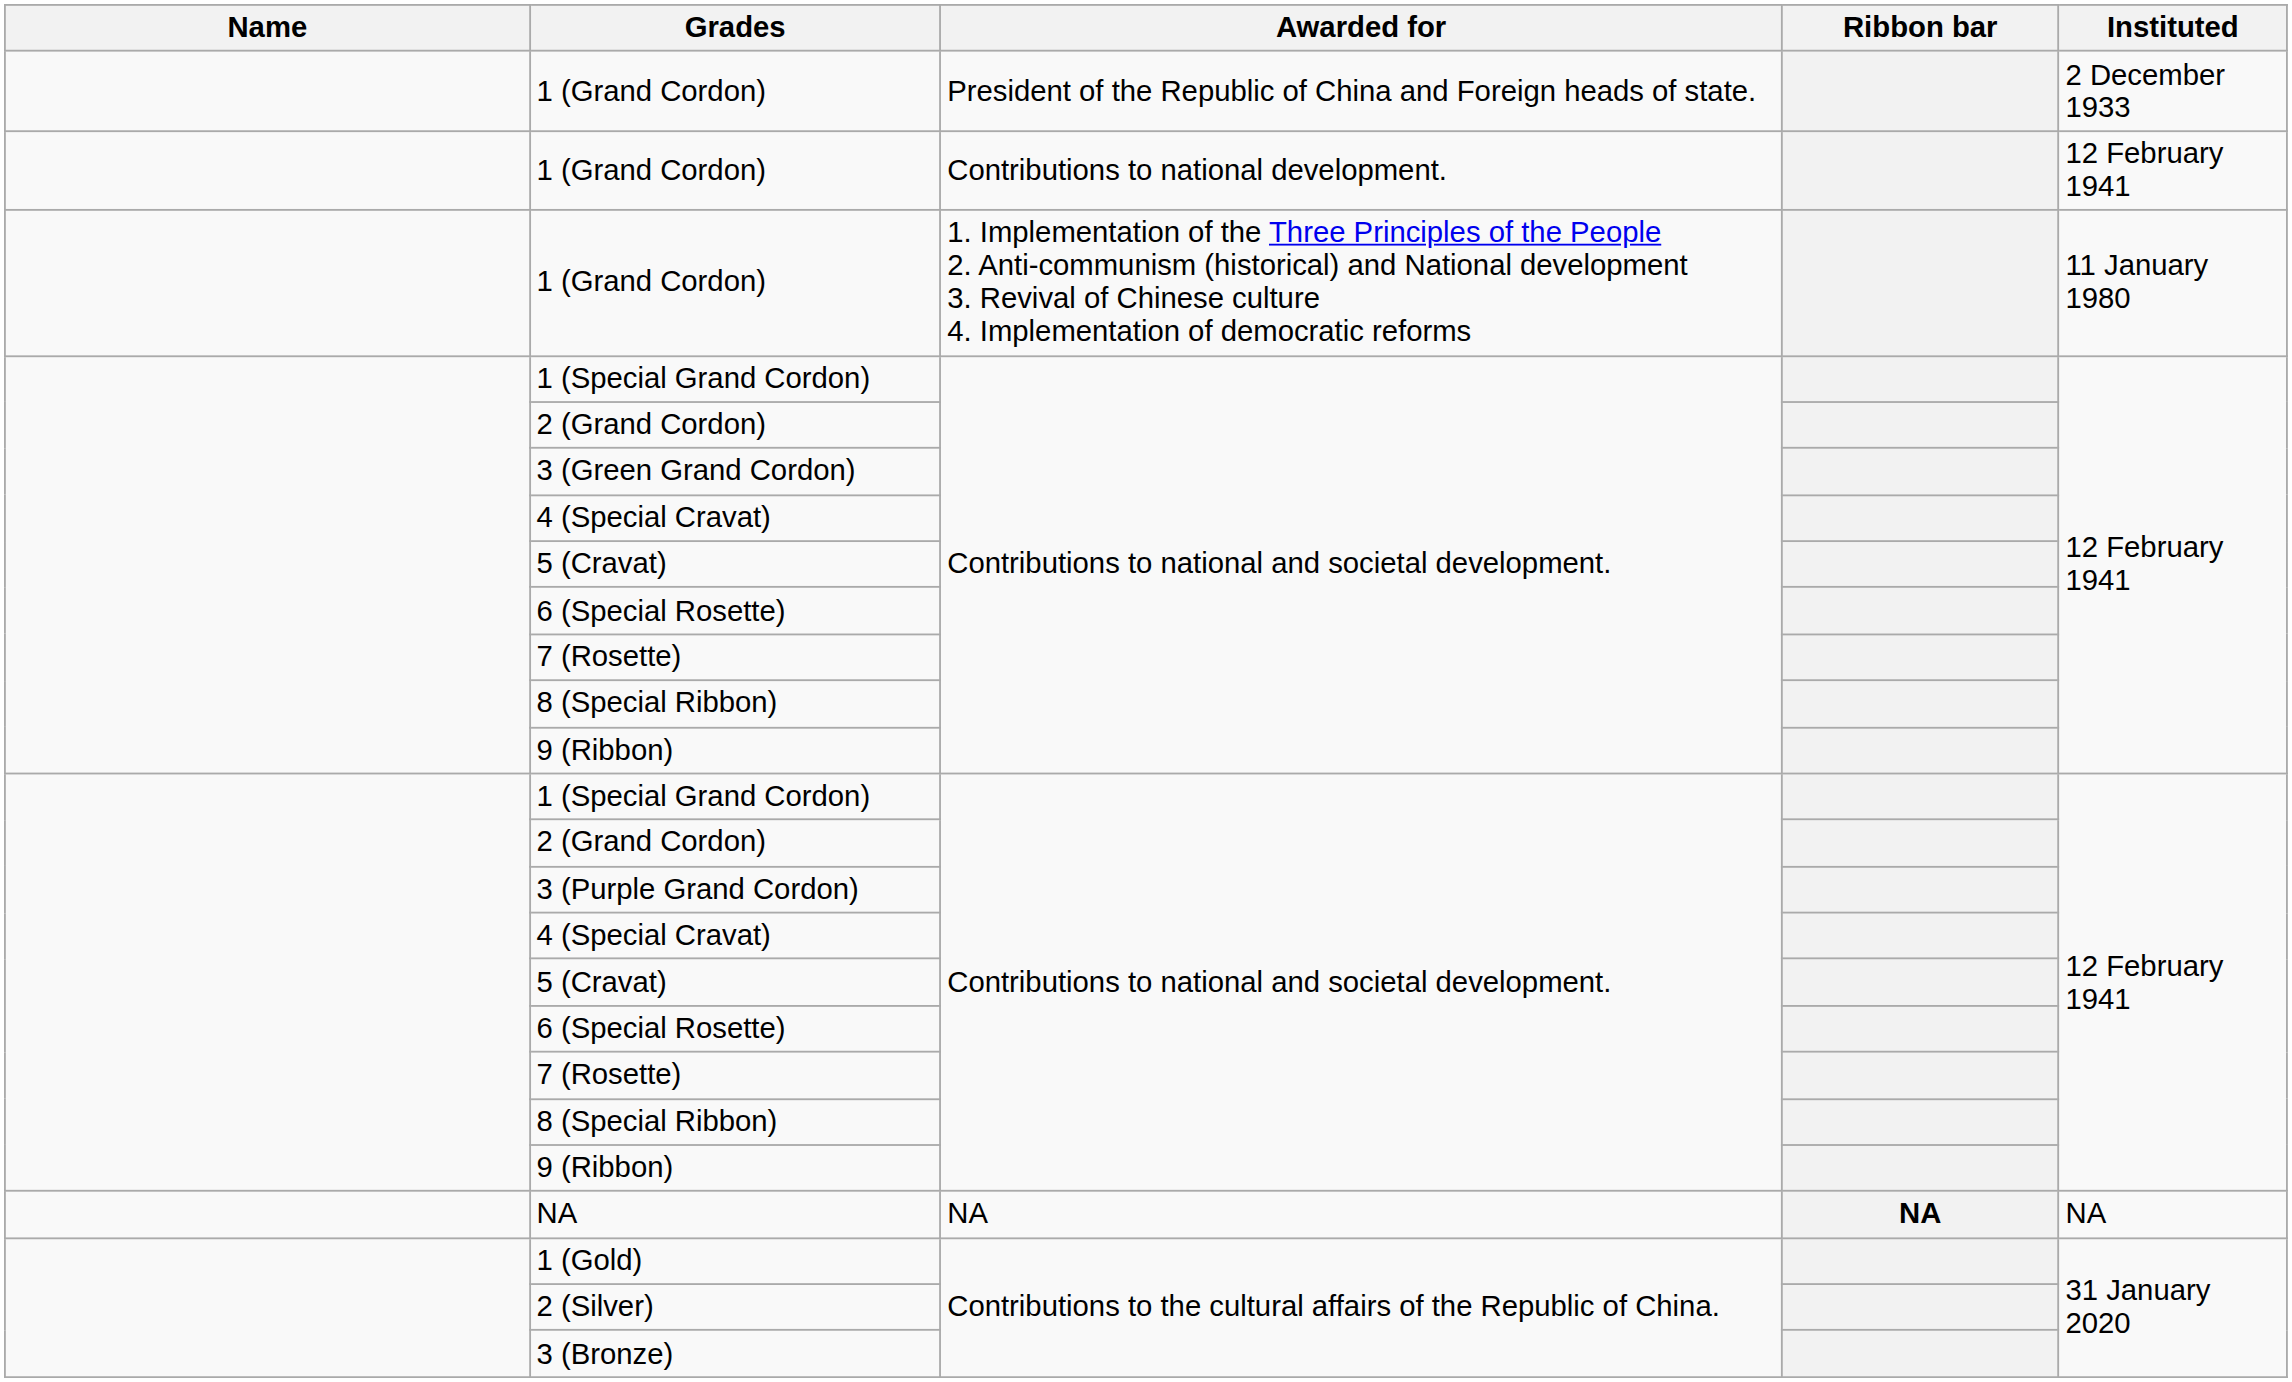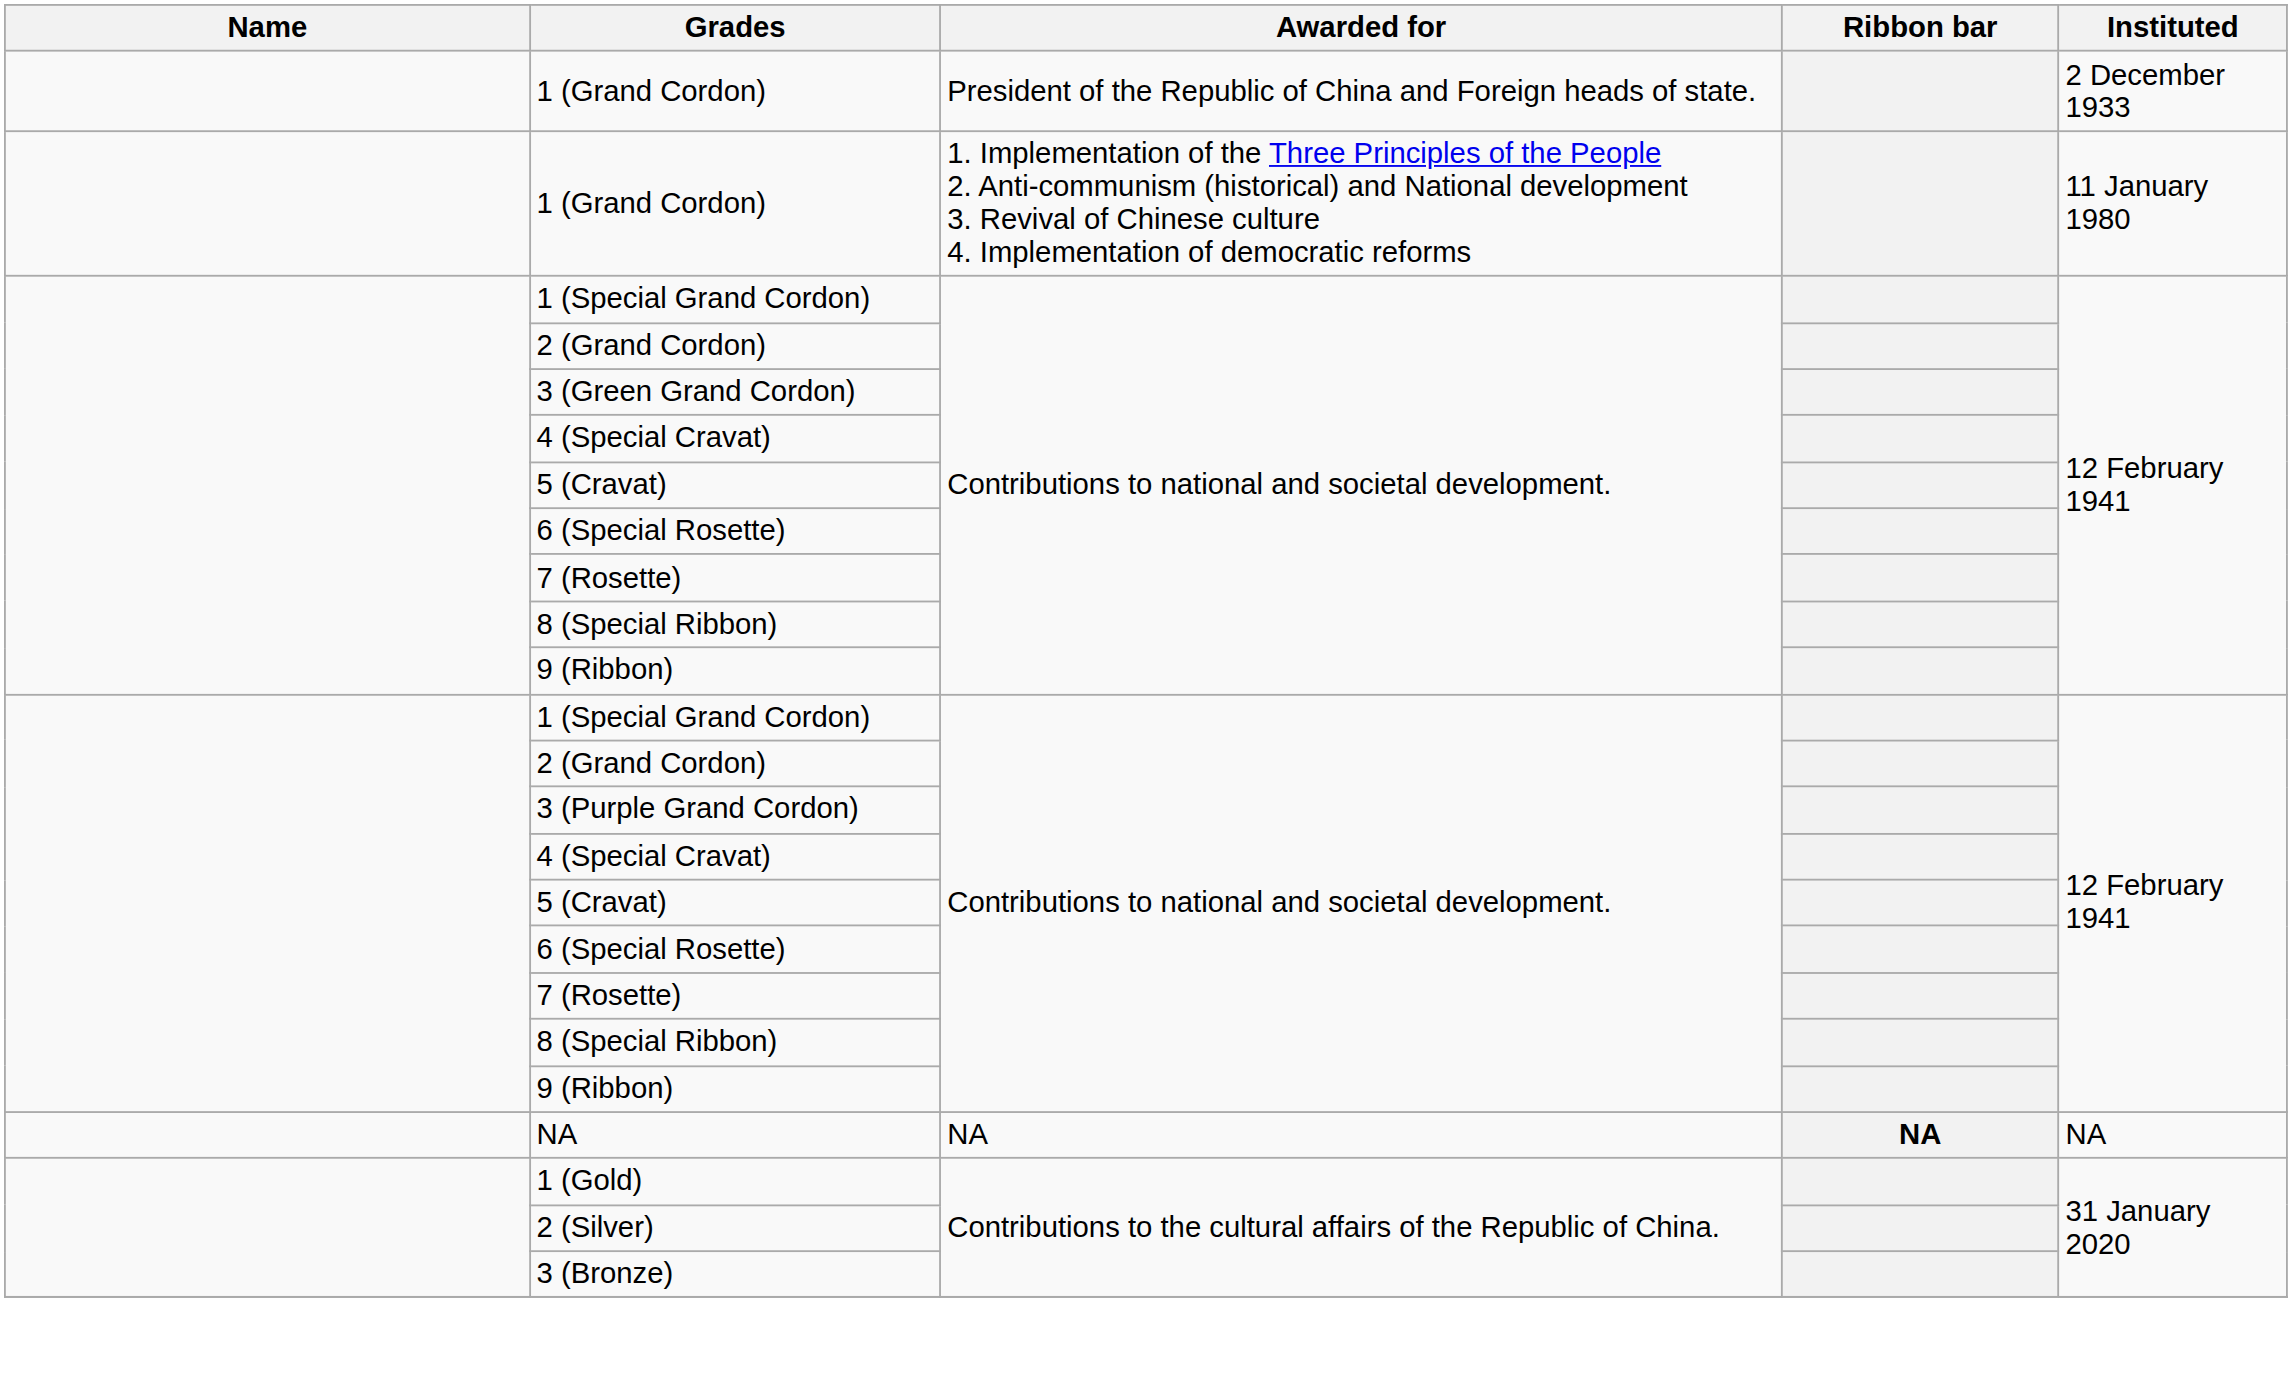- row: (651, 170)
